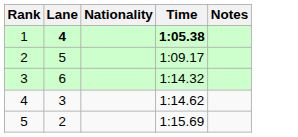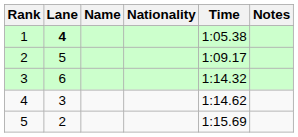+ column: (102, 15)
(182, 36) bold -> (224, 36) normal
